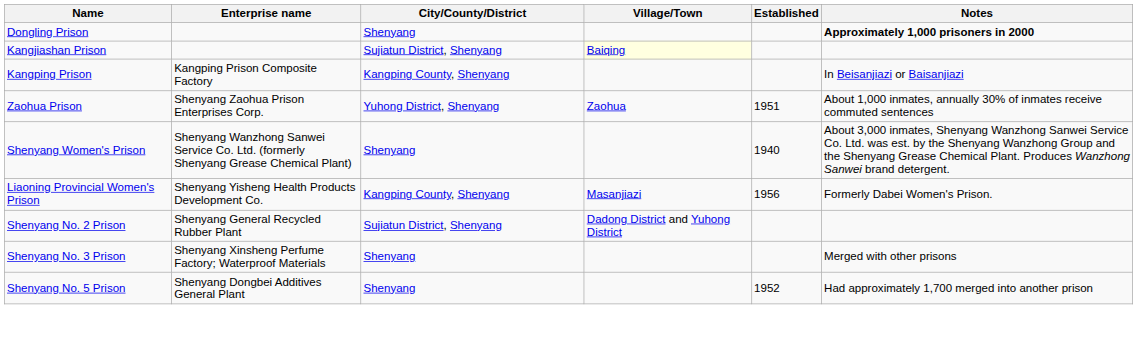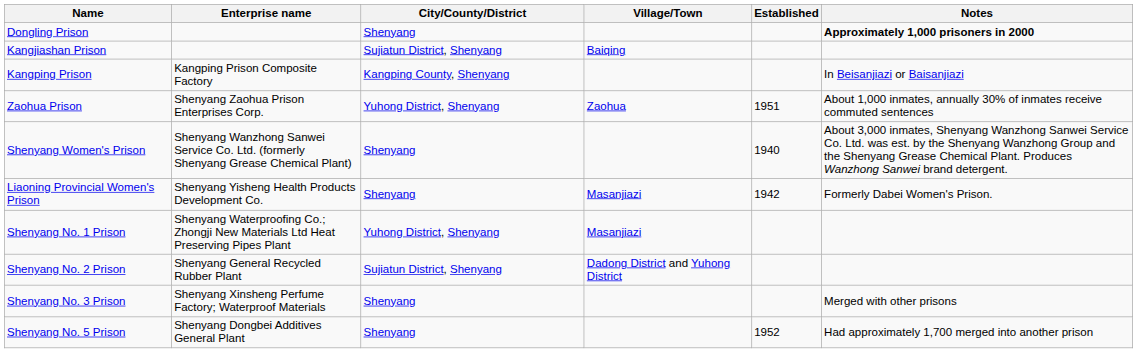(606, 50) lightyellow background -> (606, 50) no background
(436, 194) Kangping County, Shenyang -> (390, 194) Shenyang
(767, 194) 1956 -> (767, 194) 1942
+ row: (66, 232)
